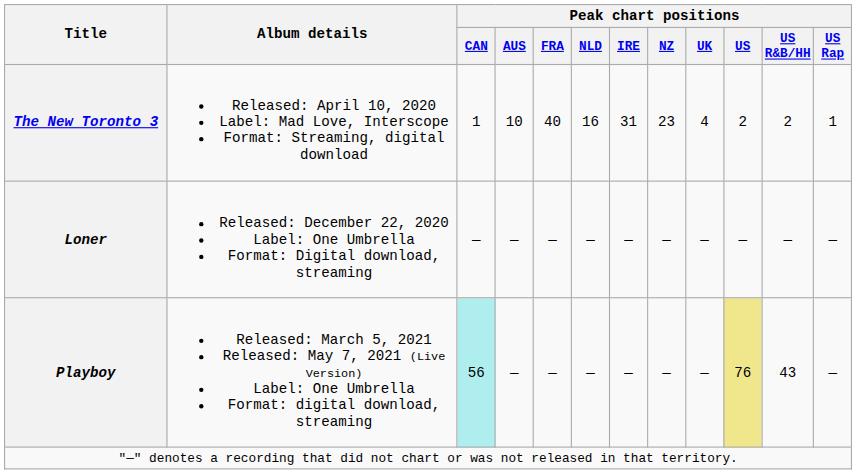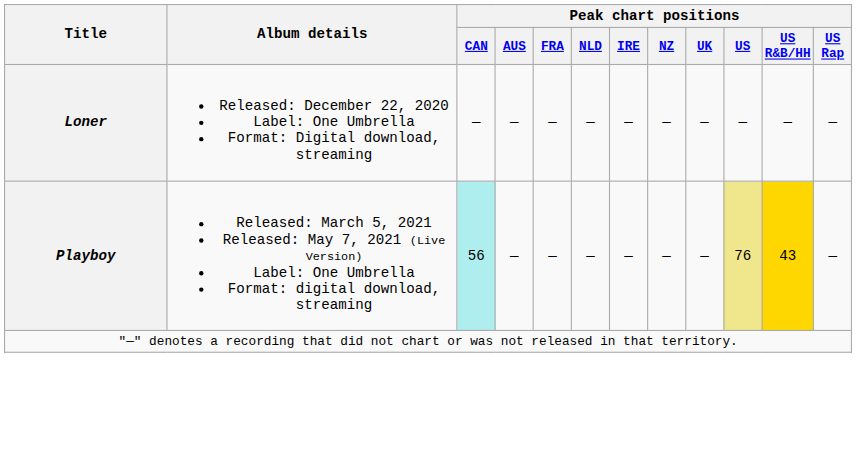- row: (86, 123)
(788, 373) no background -> (788, 256) gold background
